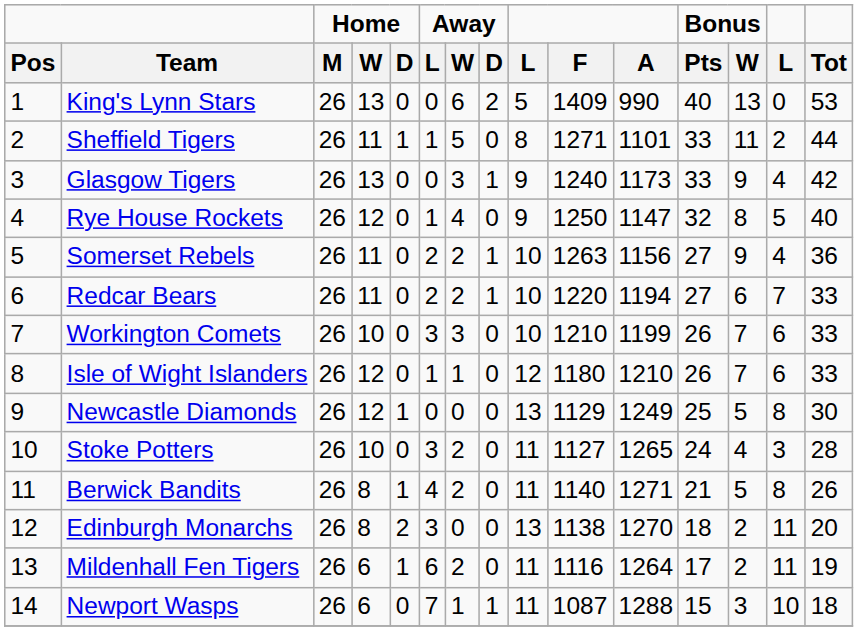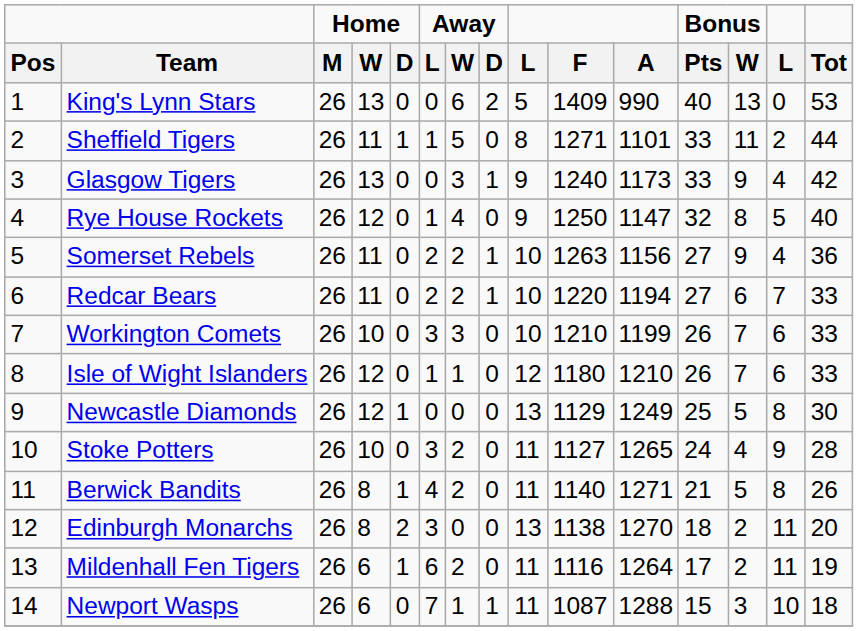(779, 450) 3 -> (779, 450) 9
